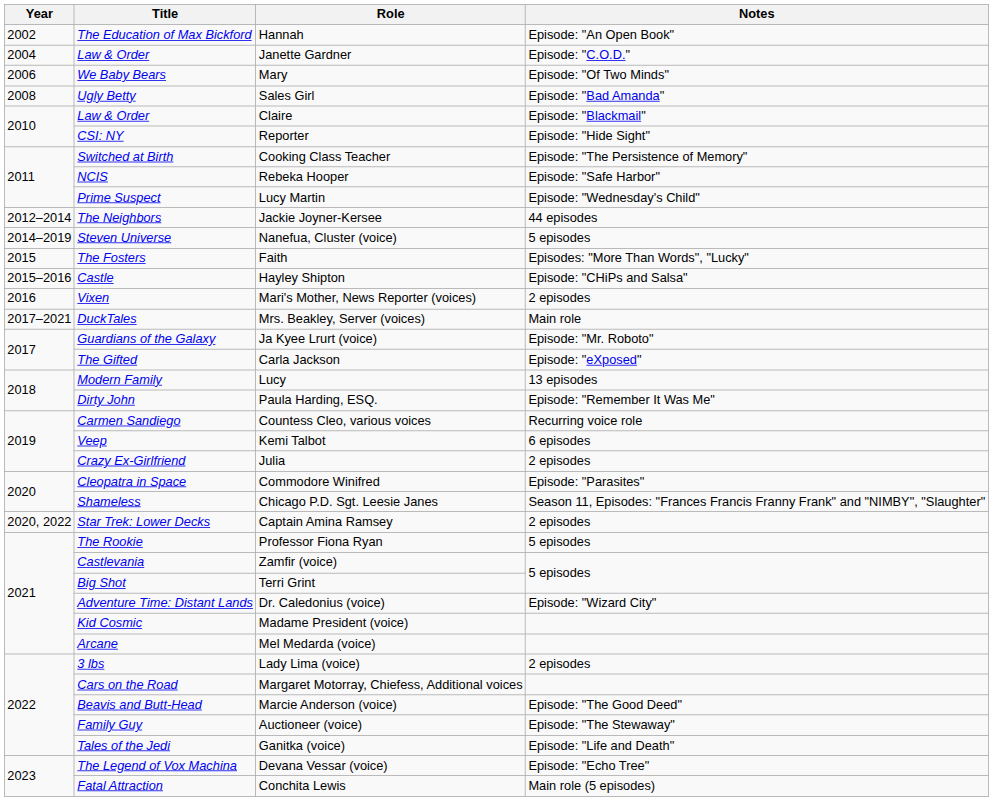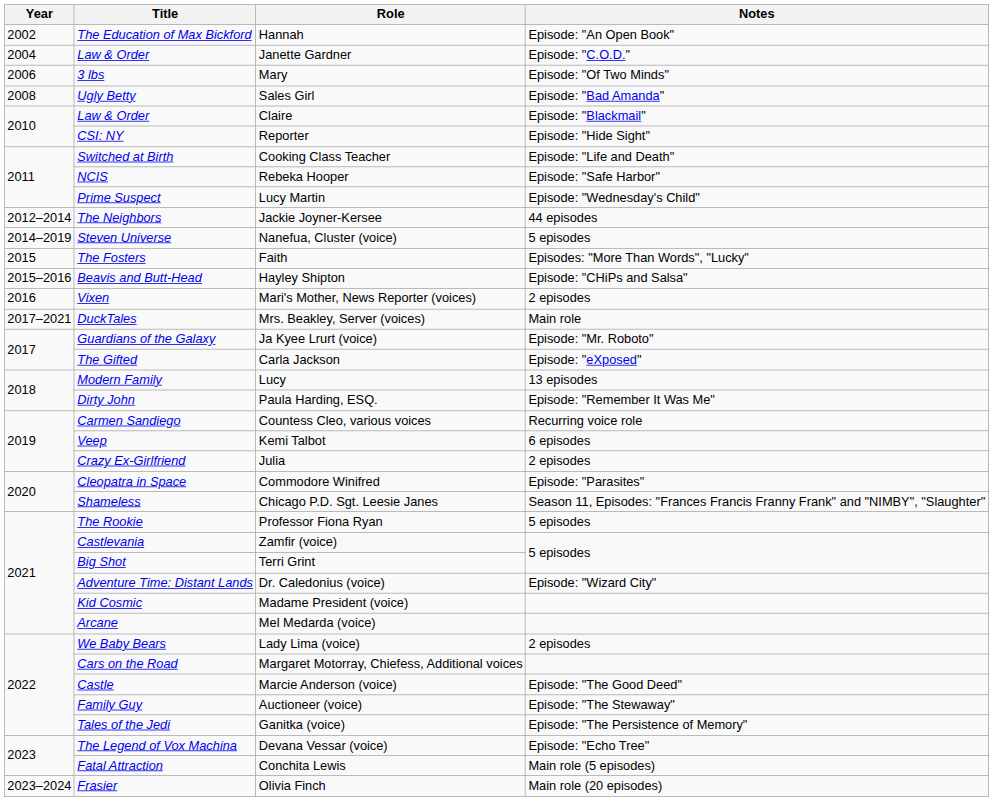(122, 75) We Baby Bears -> (91, 75) 3 lbs
(638, 156) Episode: "The Persistence of Memory" -> (601, 156) Episode: "Life and Death"
(95, 278) Castle -> (140, 278) Beavis and Butt-Head
- row: (326, 522)
(91, 664) 3 lbs -> (122, 643) We Baby Bears
(140, 704) Beavis and Butt-Head -> (95, 684) Castle
(601, 745) Episode: "Life and Death" -> (638, 725) Episode: "The Persistence of Memory"
+ row: (292, 786)
